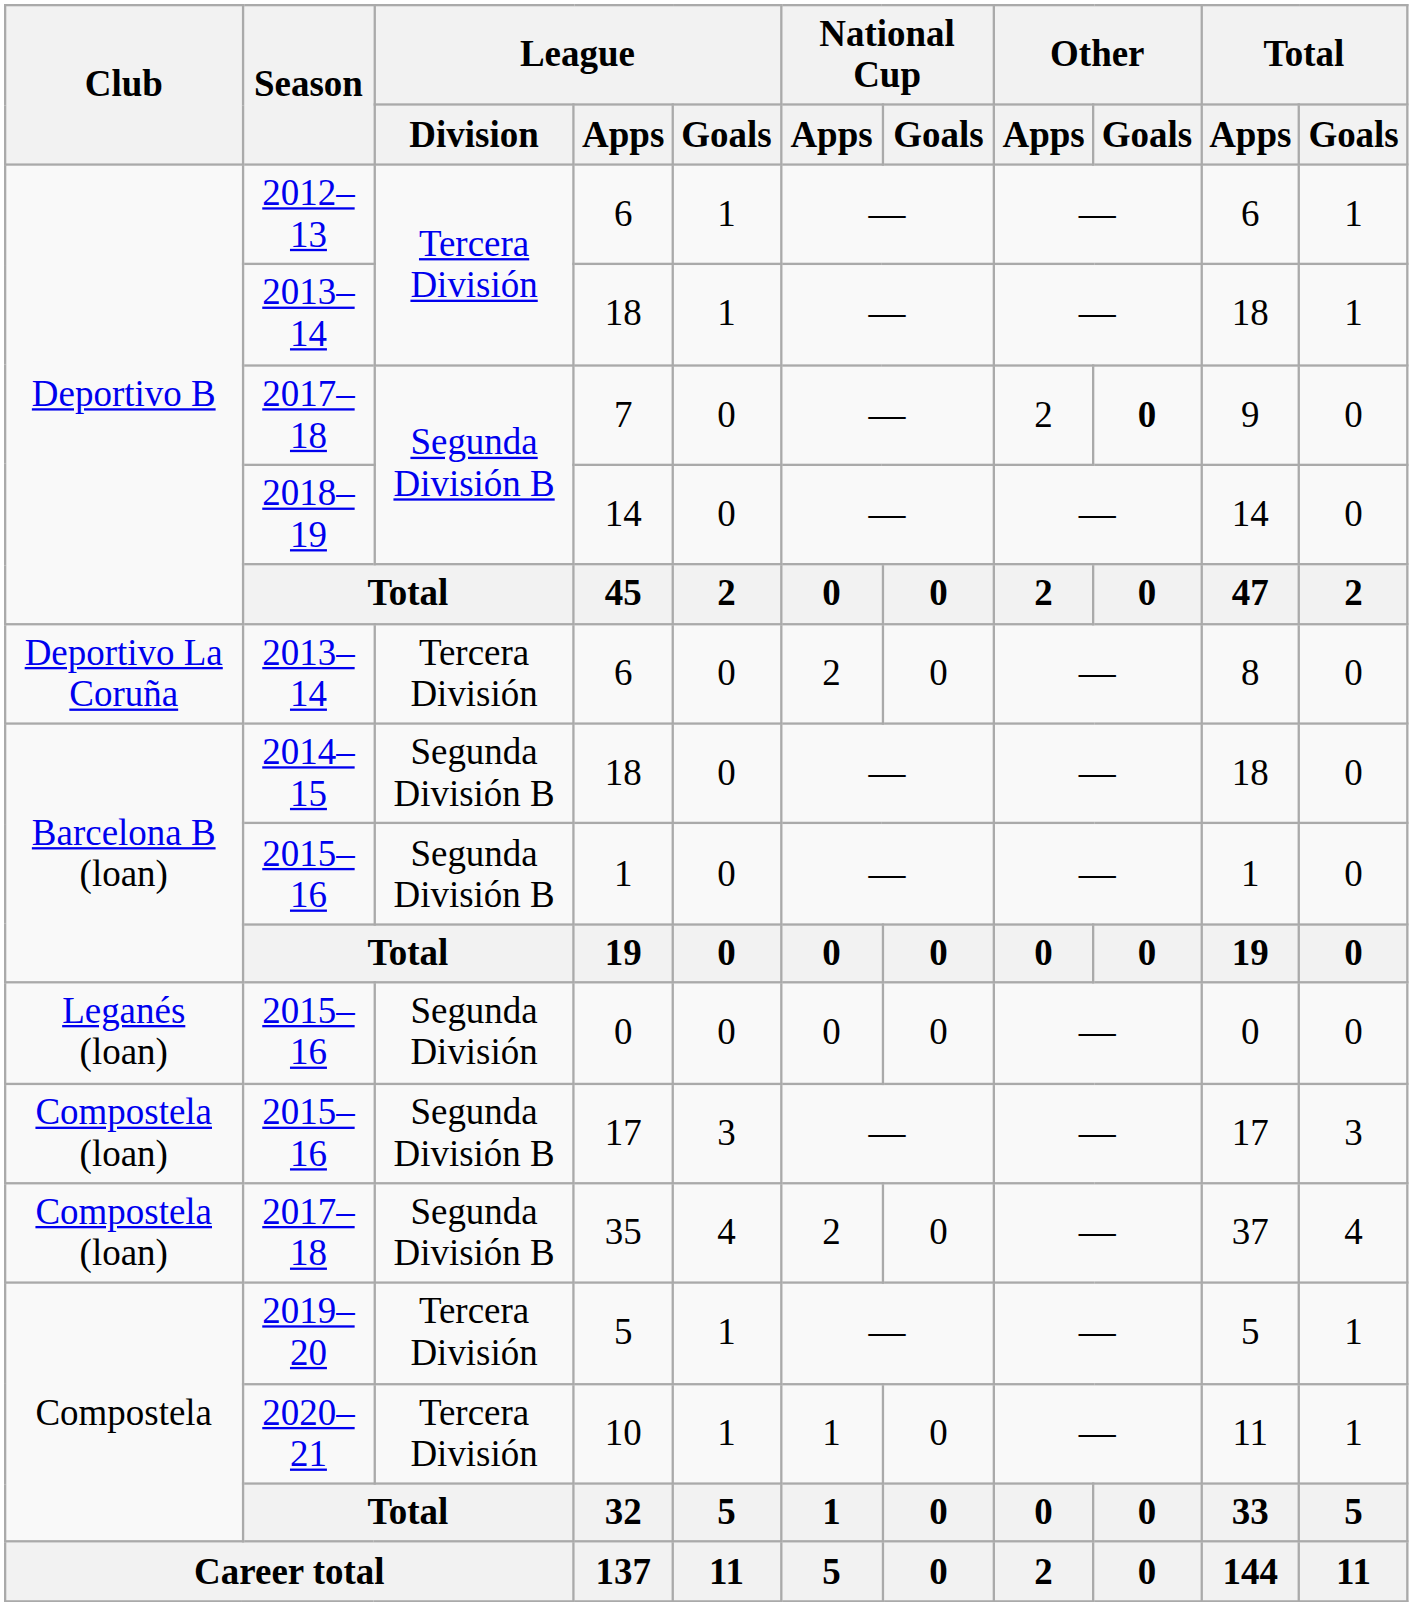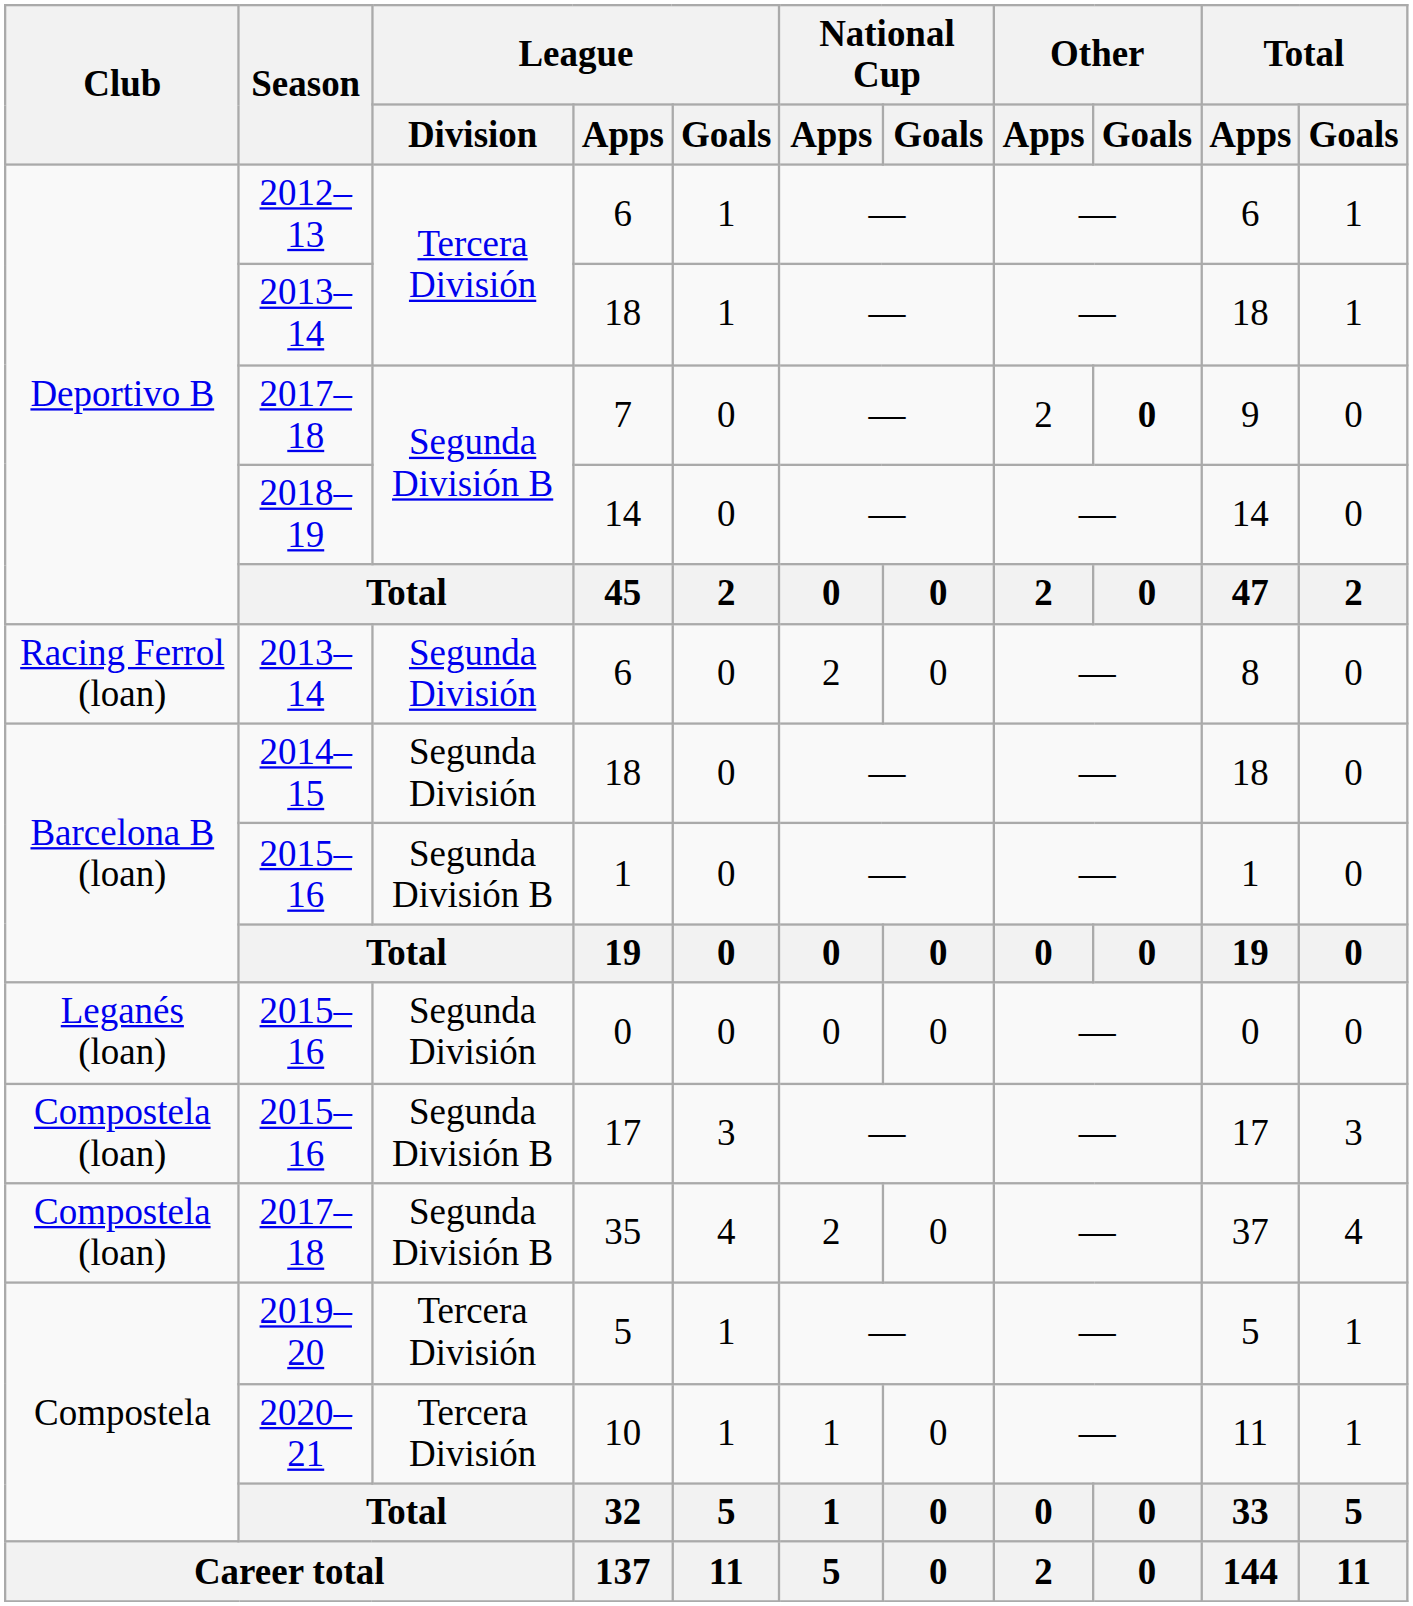(124, 672) Deportivo La Coruña -> (122, 672) Racing Ferrol (loan)
(474, 672) Tercera División -> (473, 672) Segunda División
(474, 773) Segunda División B -> (473, 773) Segunda División
